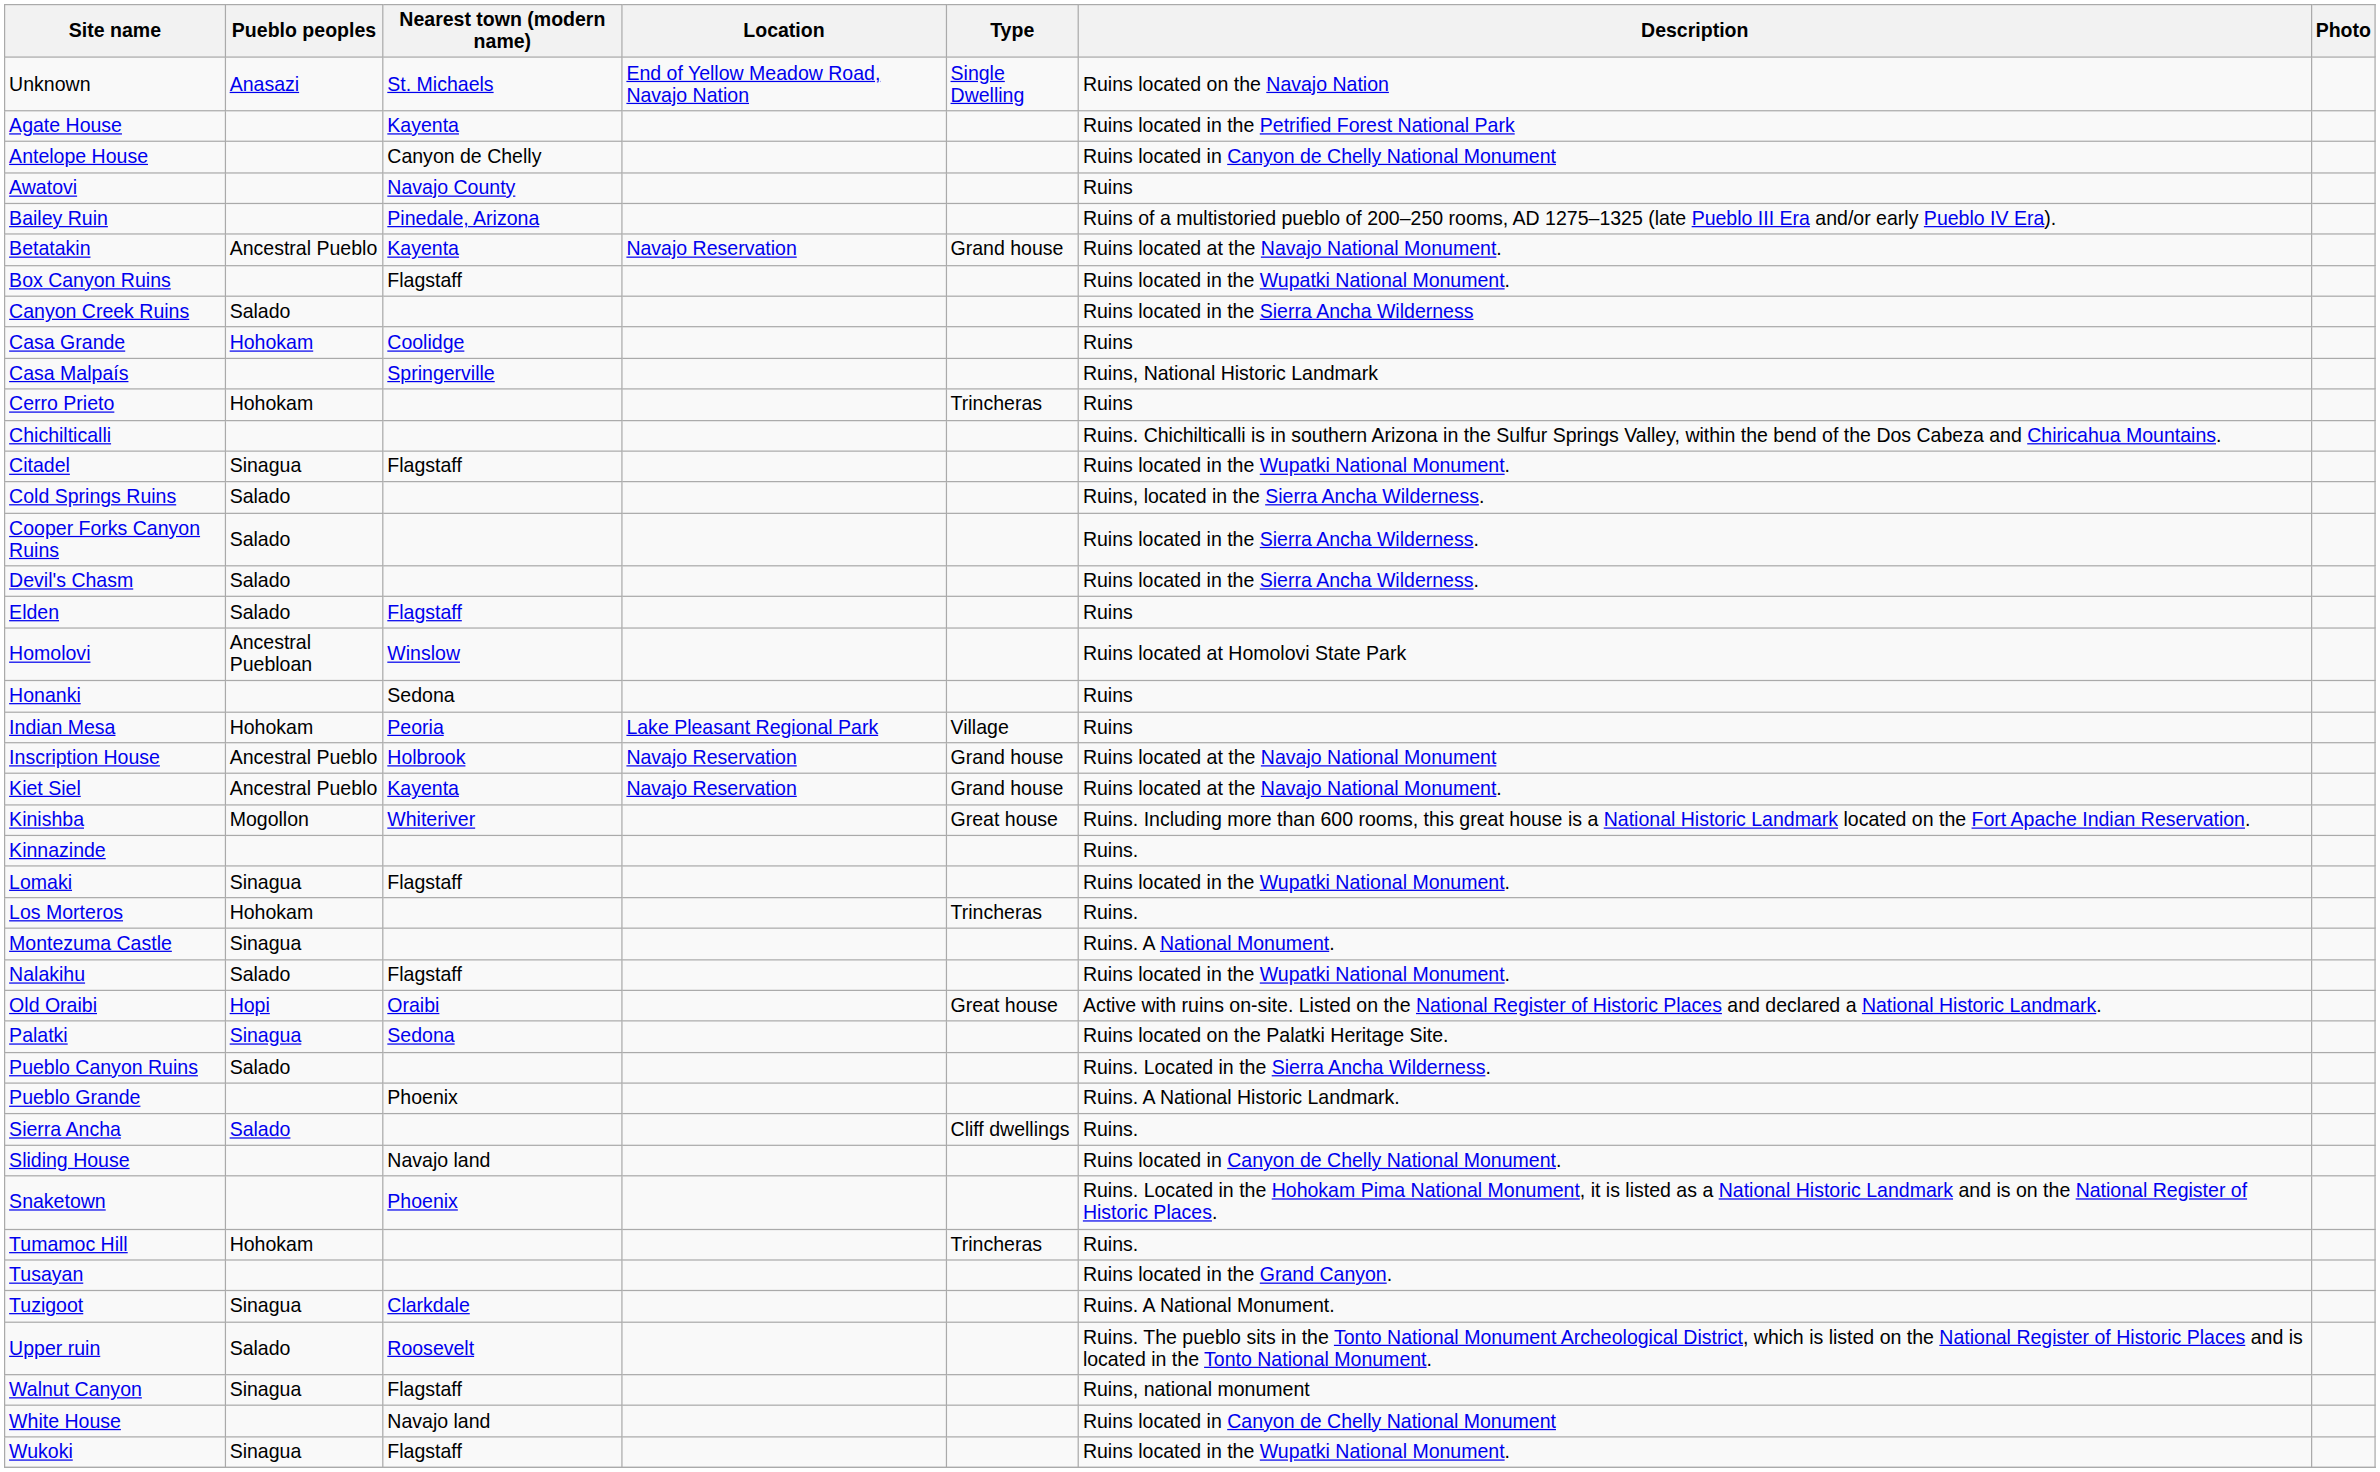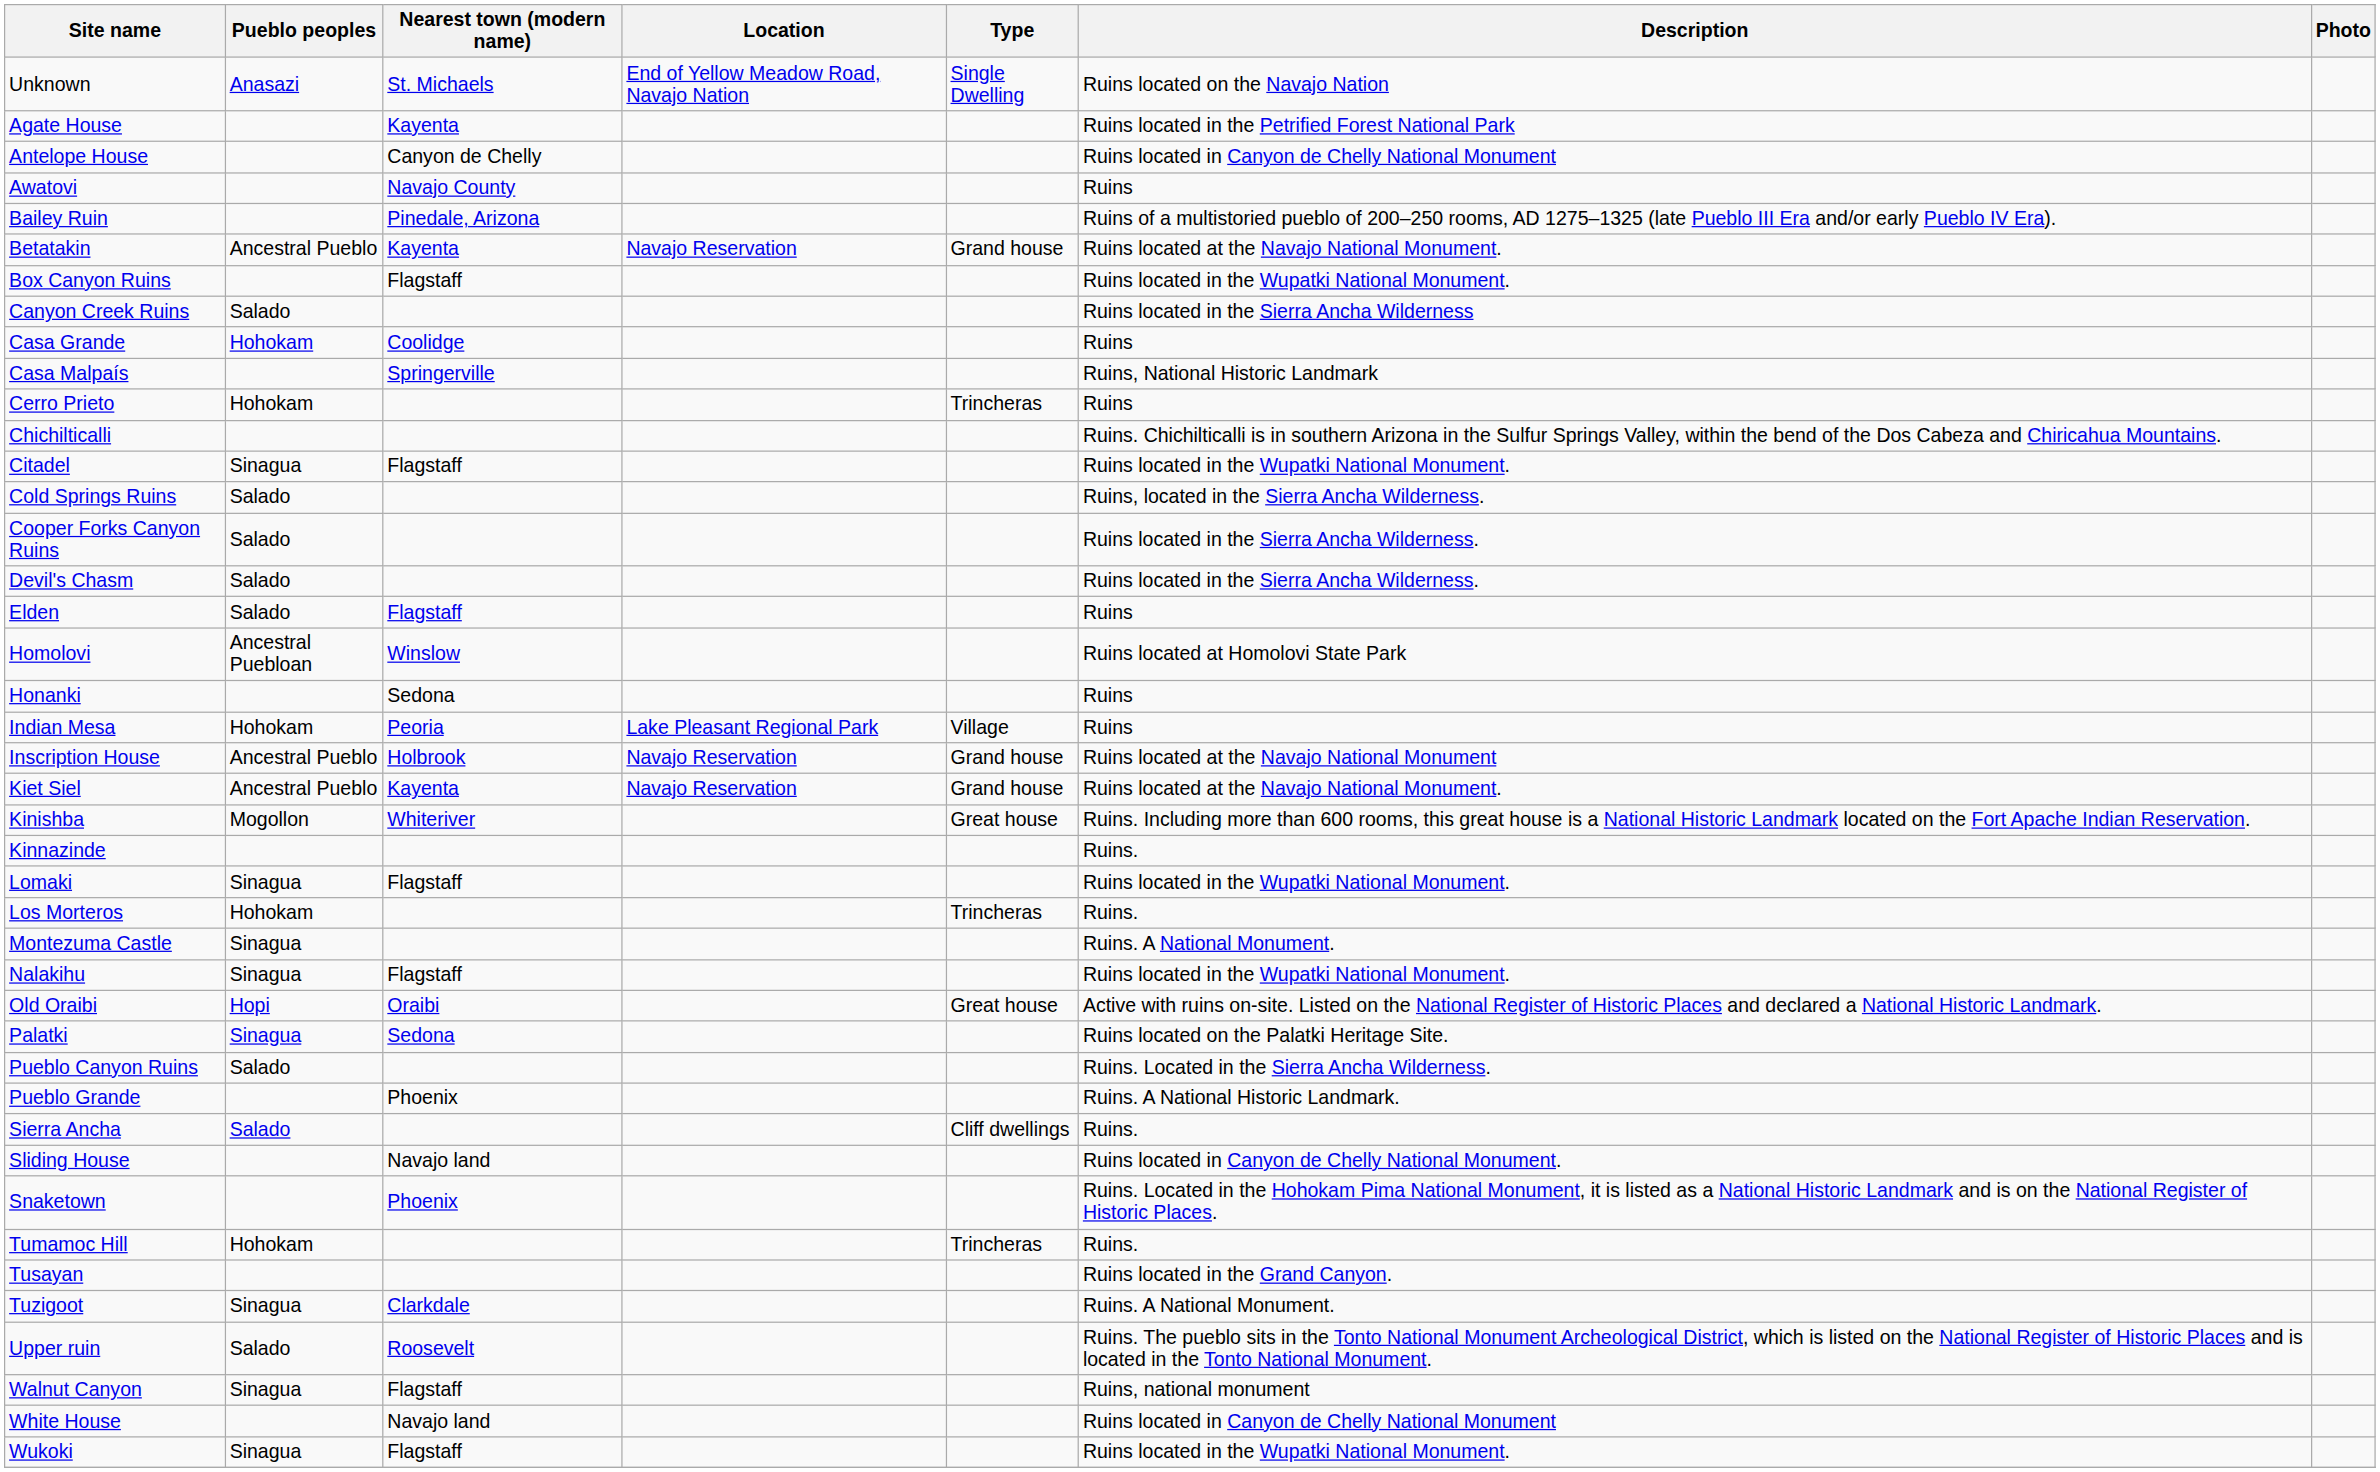(260, 974) Salado -> (265, 974) Sinagua
